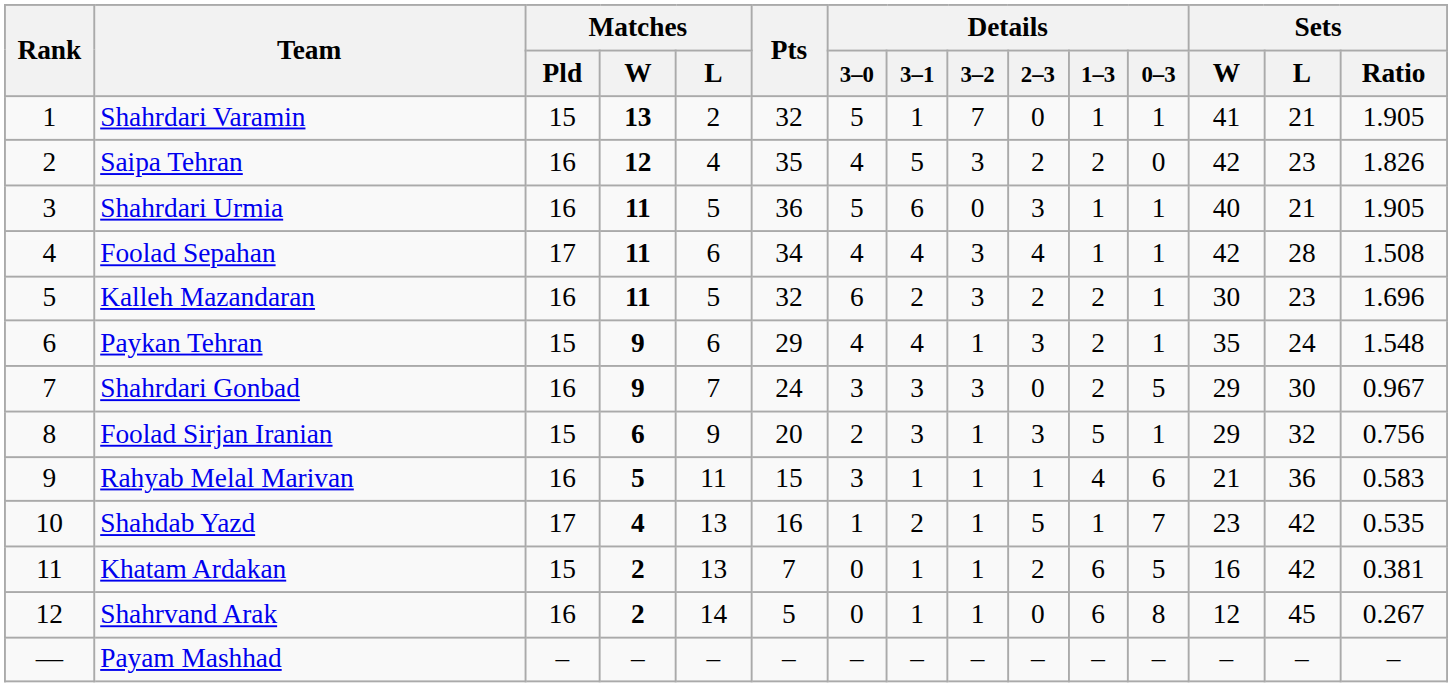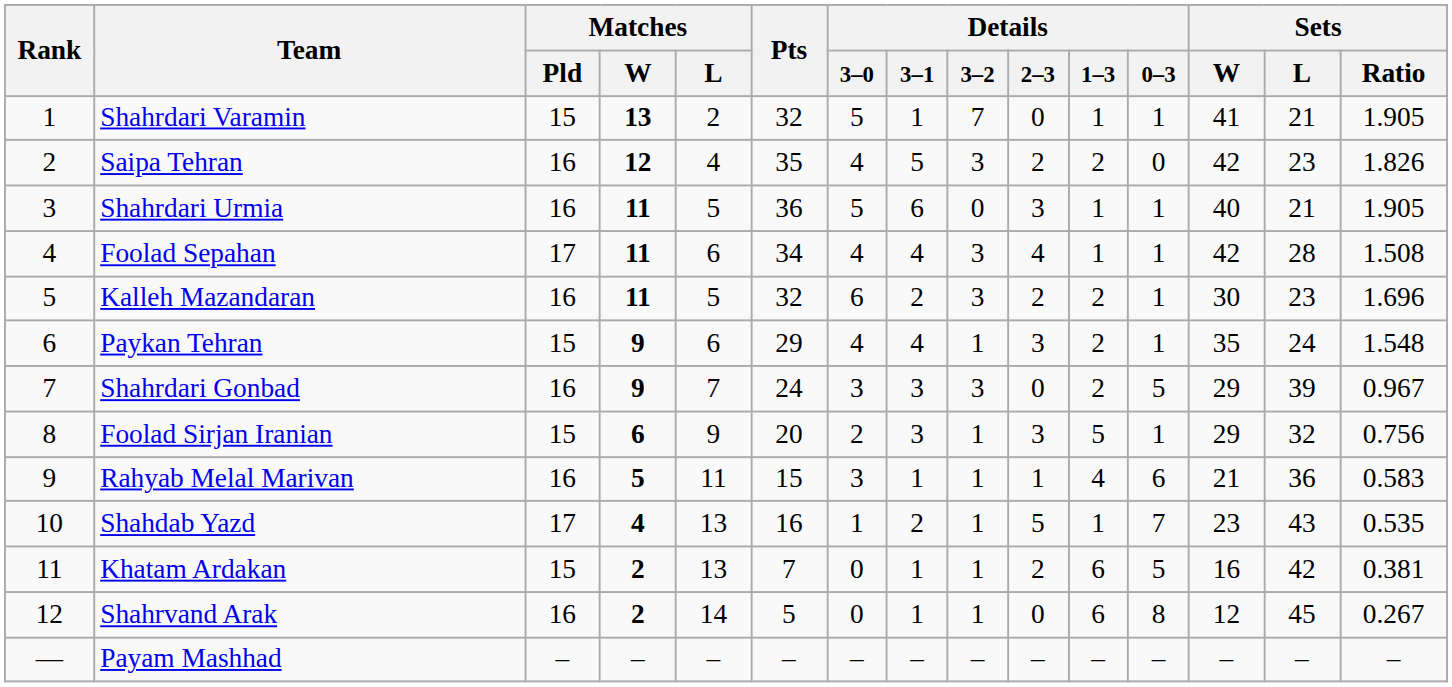(1302, 388) 30 -> (1302, 388) 39
(1302, 523) 42 -> (1302, 523) 43
